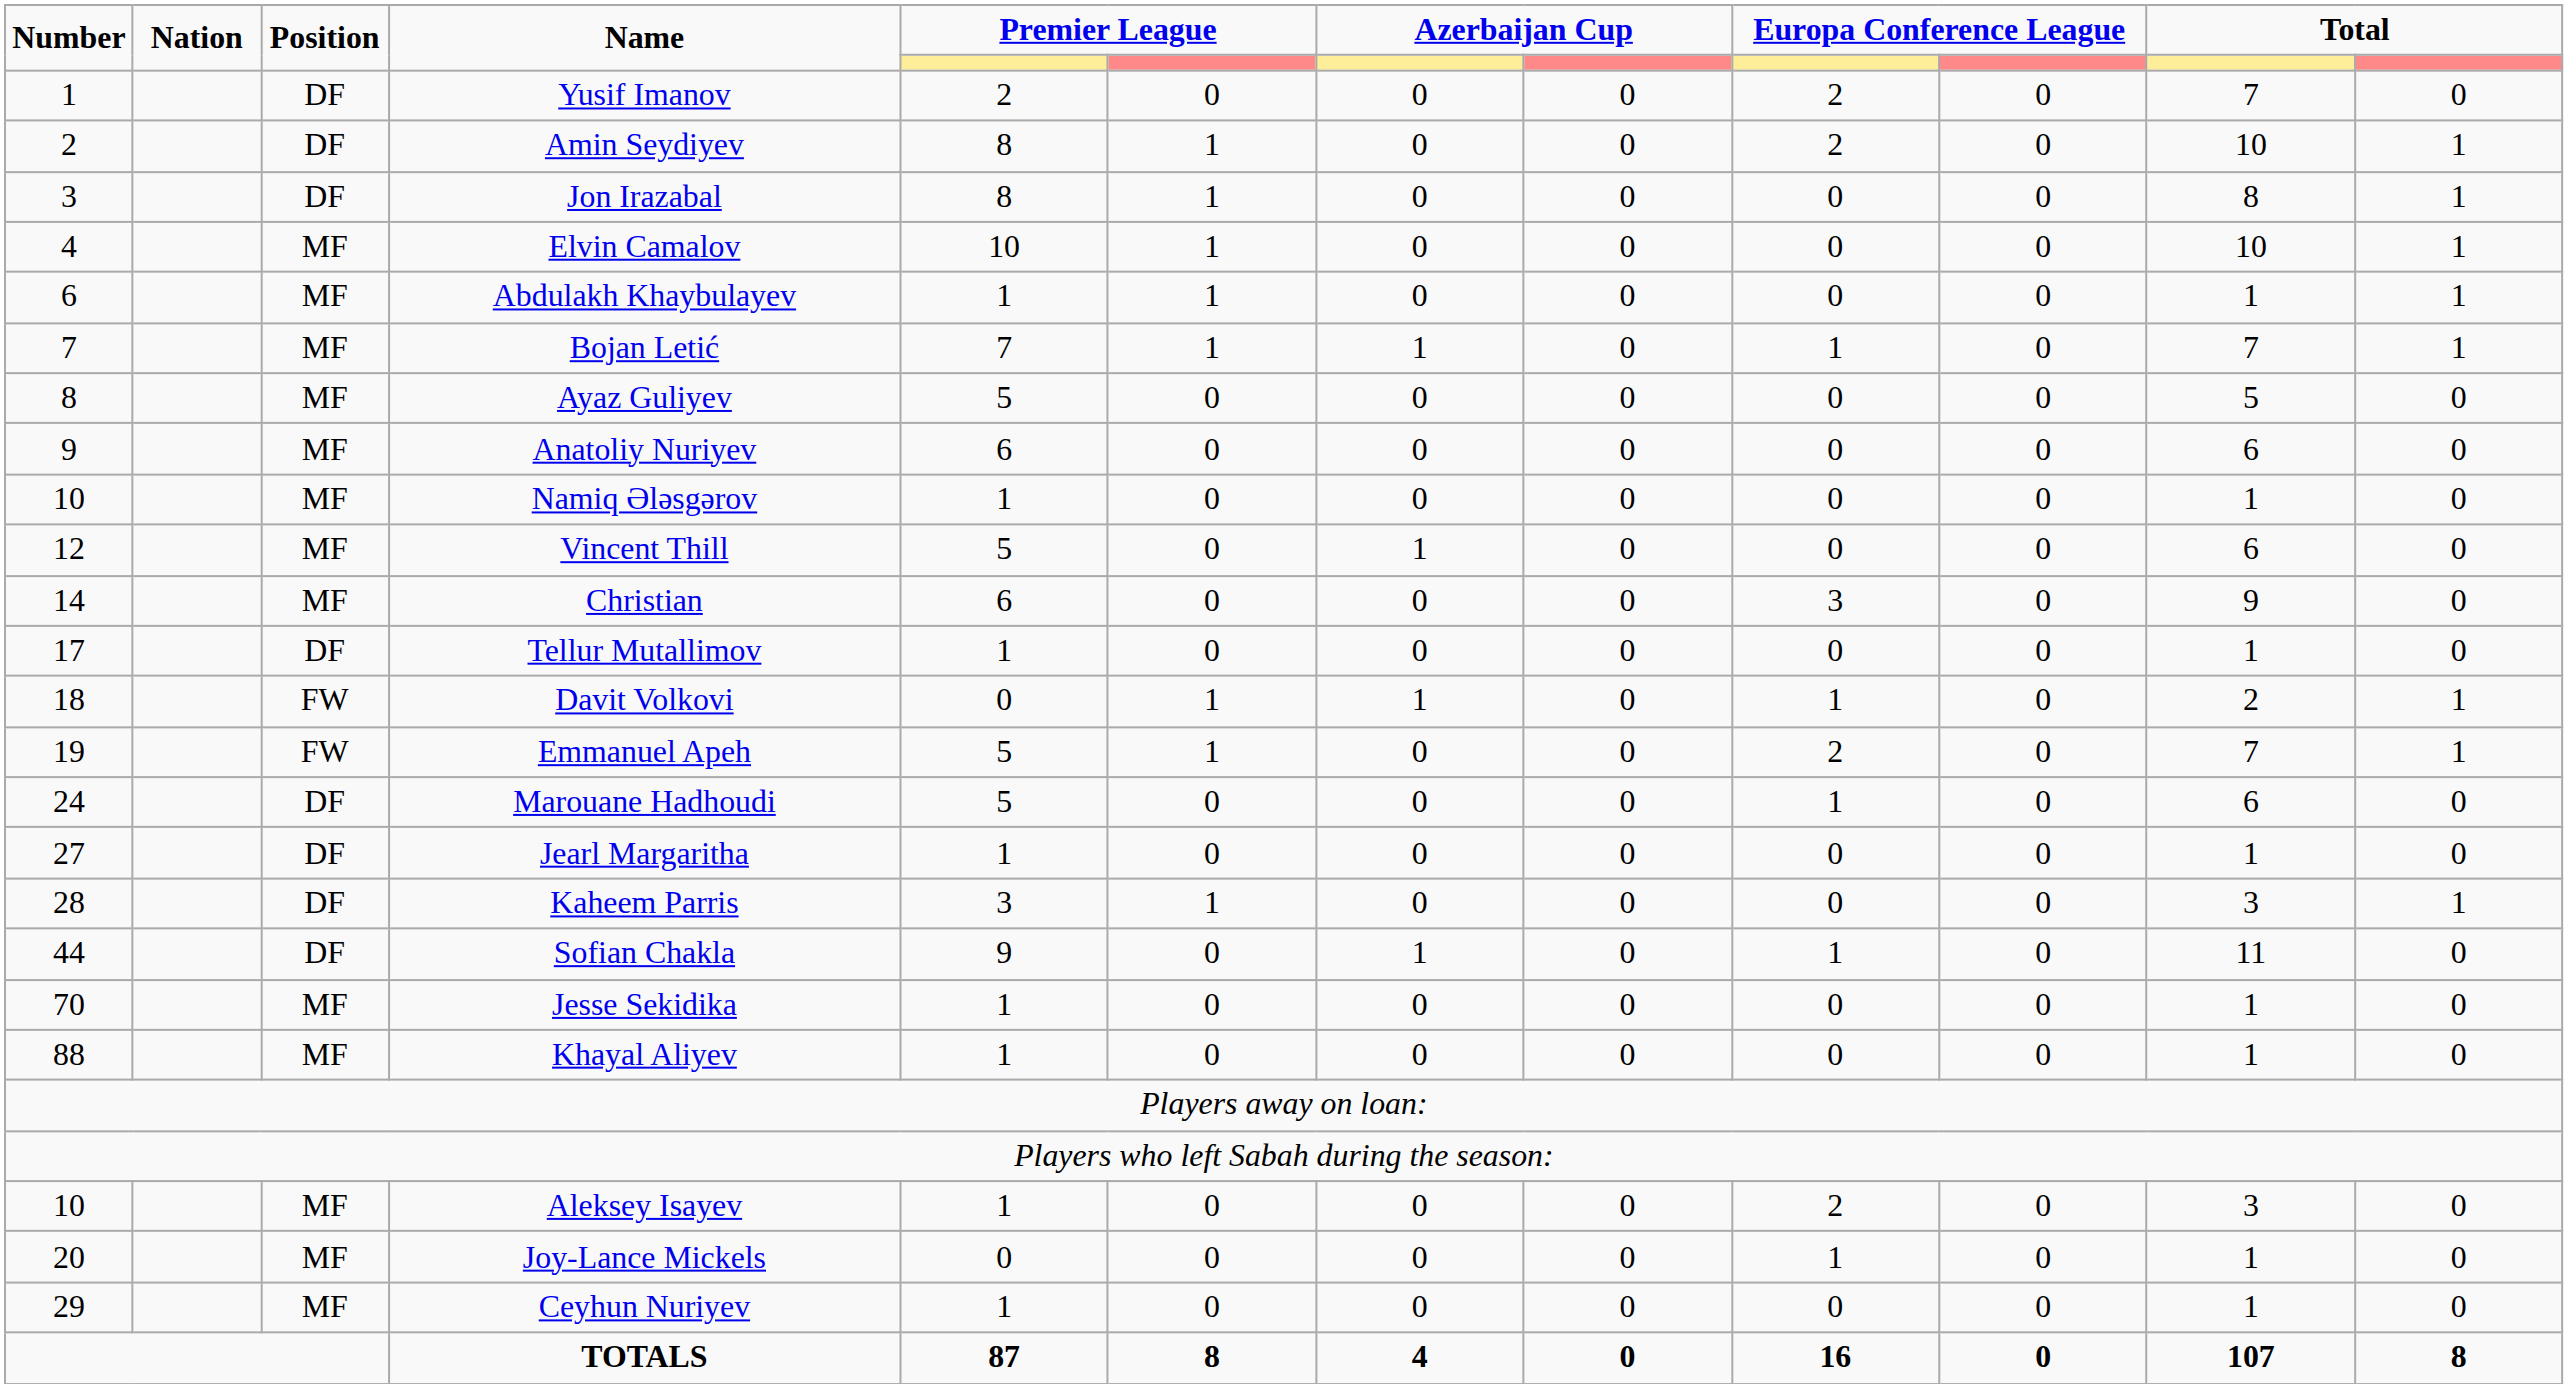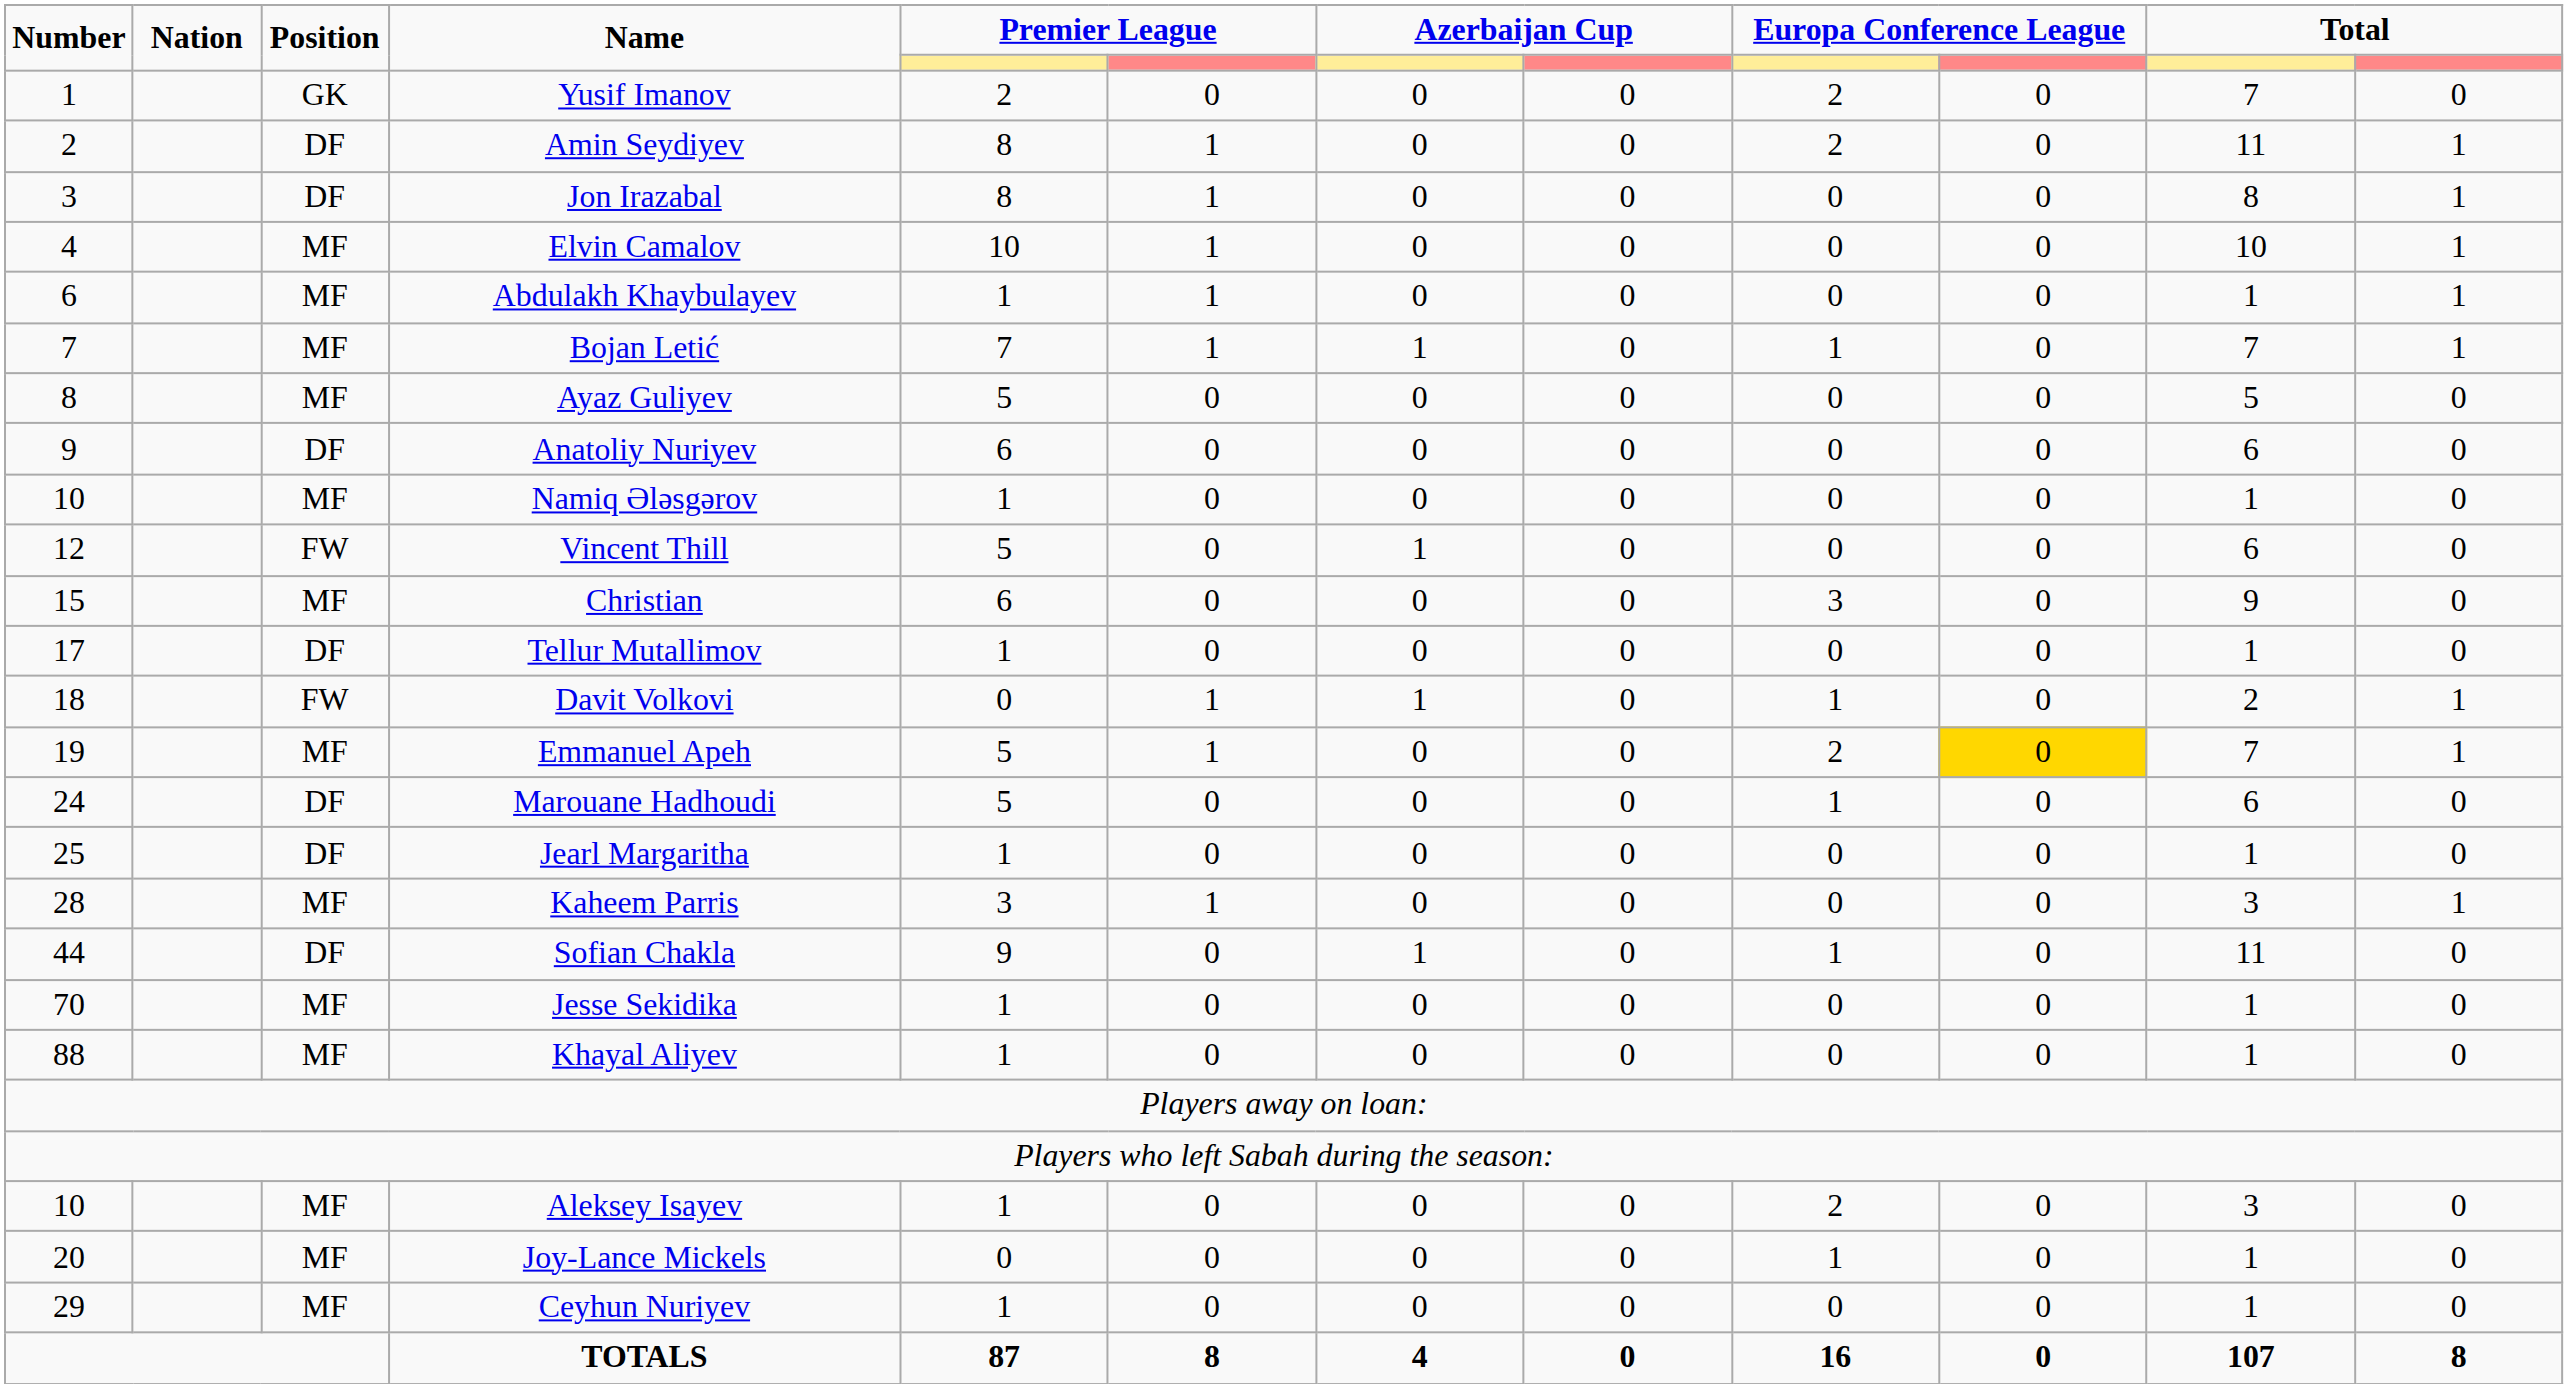(325, 94) DF -> (325, 94) GK
(2251, 145) 10 -> (2251, 145) 11
(325, 448) MF -> (325, 448) DF
(325, 549) MF -> (325, 549) FW
(69, 599) 14 -> (69, 599) 15
(325, 751) FW -> (325, 751) MF
(2043, 751) no background -> (2043, 751) gold background
(69, 852) 27 -> (69, 852) 25
(325, 902) DF -> (325, 902) MF
